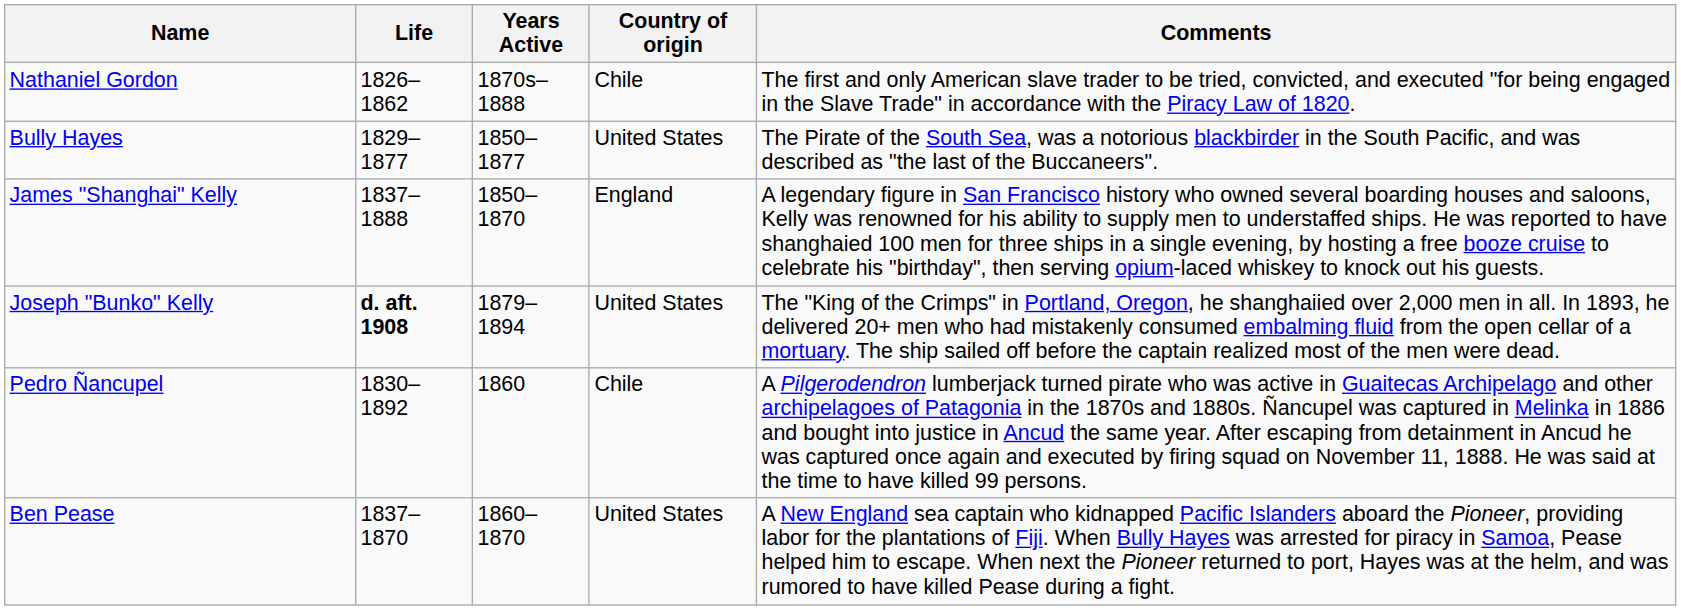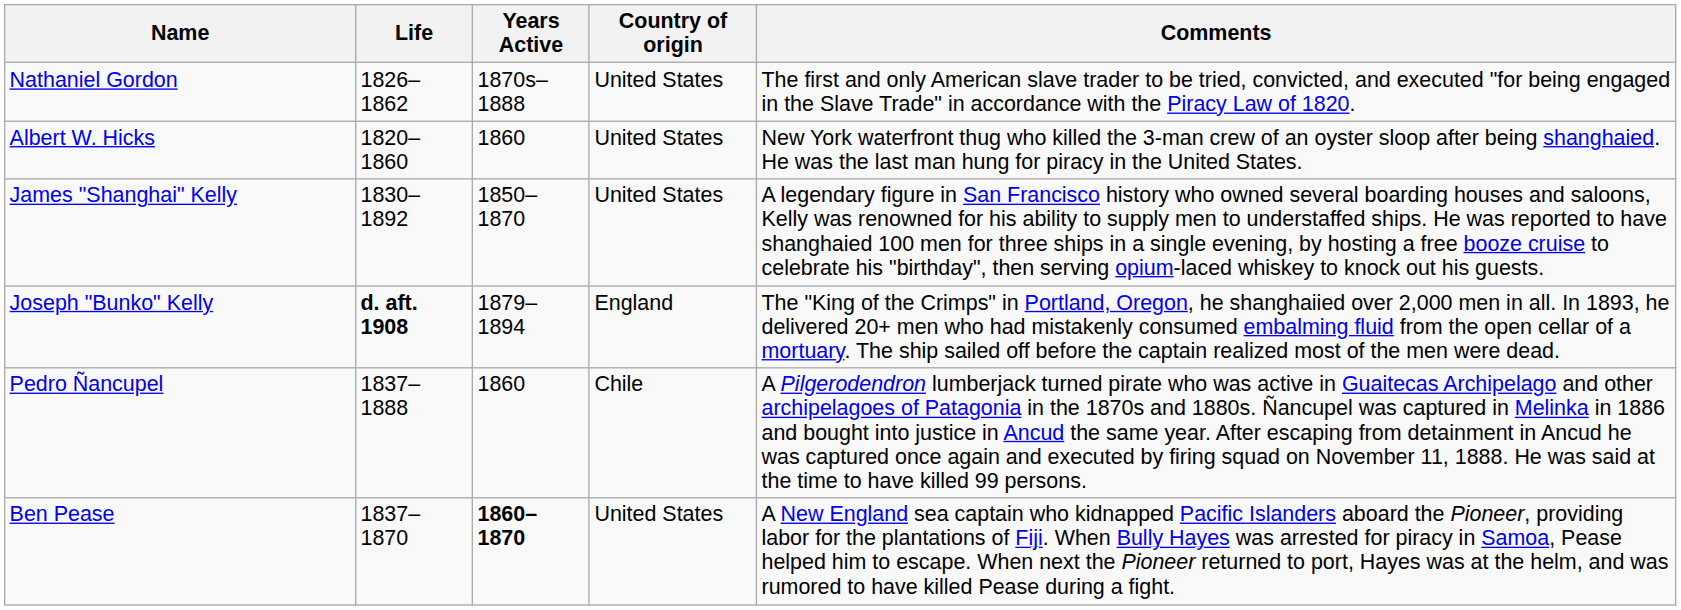(619, 79) Chile -> (659, 79) United States
- row: (66, 137)
+ row: (82, 137)
(390, 207) 1837–1888 -> (390, 207) 1830–1892
(634, 195) England -> (659, 195) United States
(659, 302) United States -> (634, 302) England
(390, 396) 1830–1892 -> (390, 396) 1837–1888
(507, 527) normal -> (507, 527) bold
